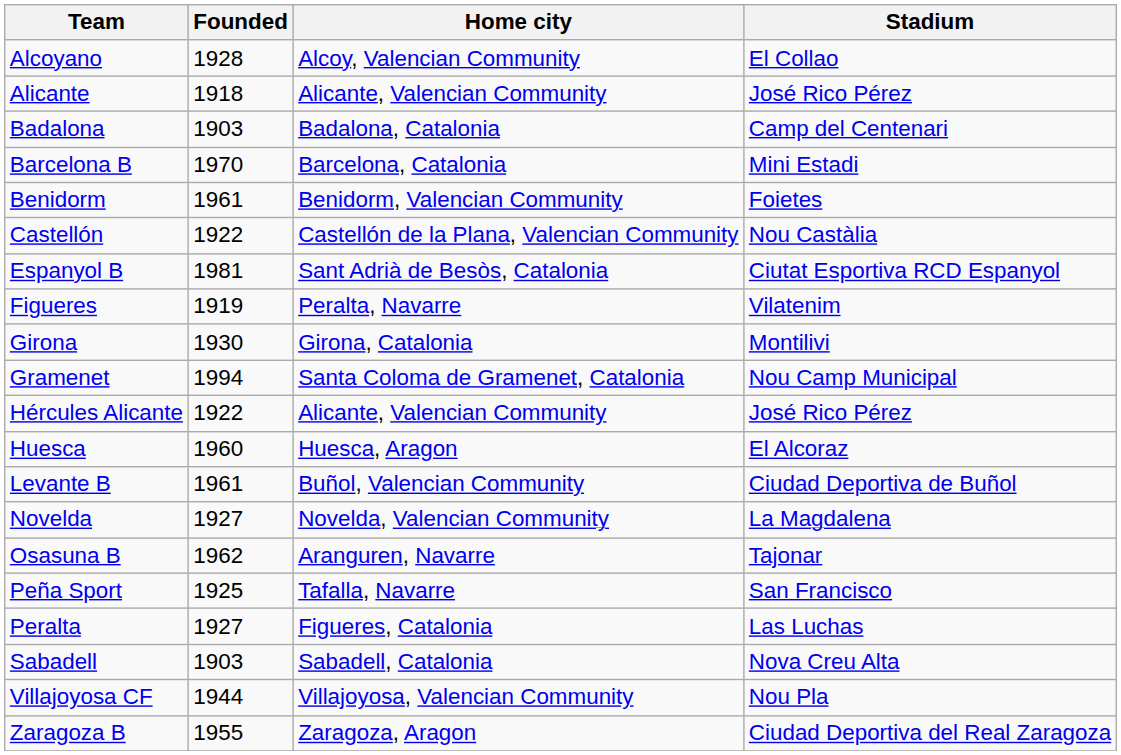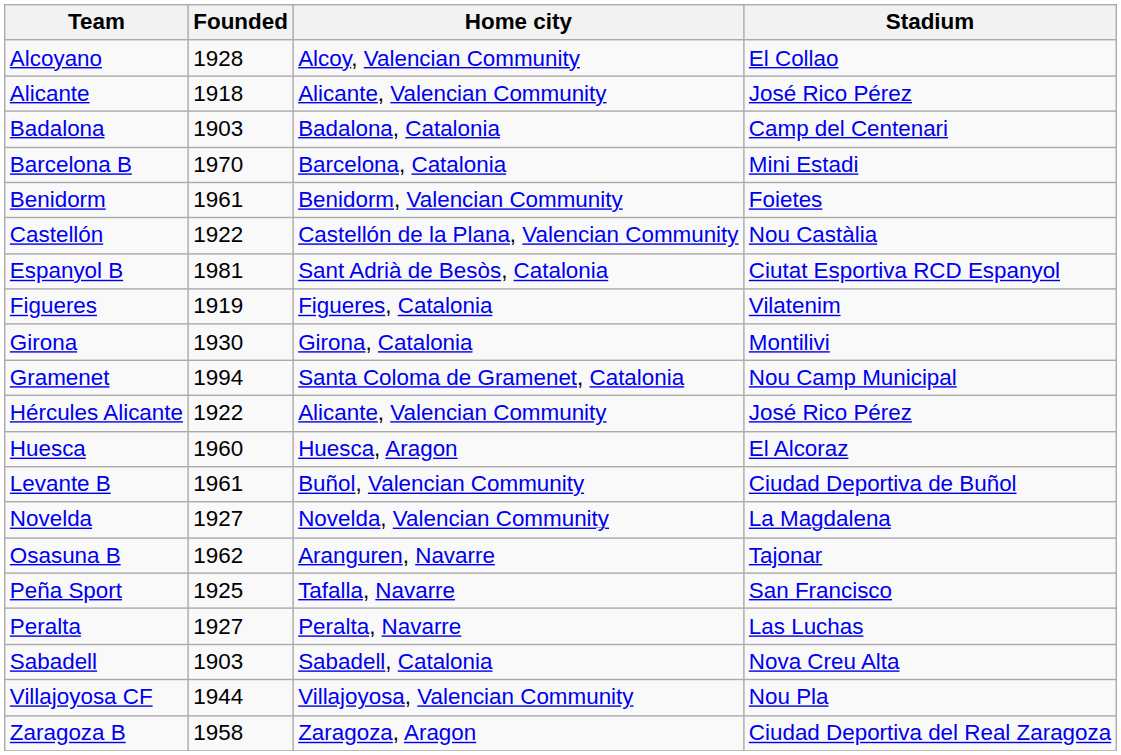(380, 306) Peralta, Navarre -> (395, 306) Figueres, Catalonia
(395, 626) Figueres, Catalonia -> (380, 626) Peralta, Navarre
(218, 732) 1955 -> (218, 732) 1958
